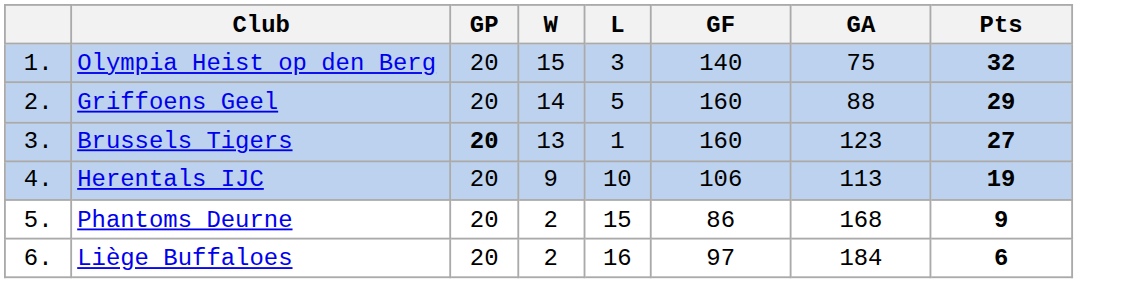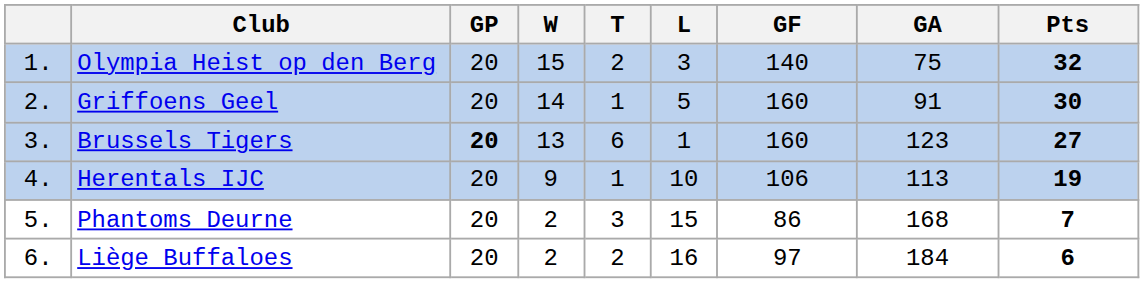+ column: (617, 24)
(861, 102) 88 -> (927, 102) 91
(1001, 102) 29 -> (1068, 102) 30
(1001, 219) 9 -> (1068, 219) 7
